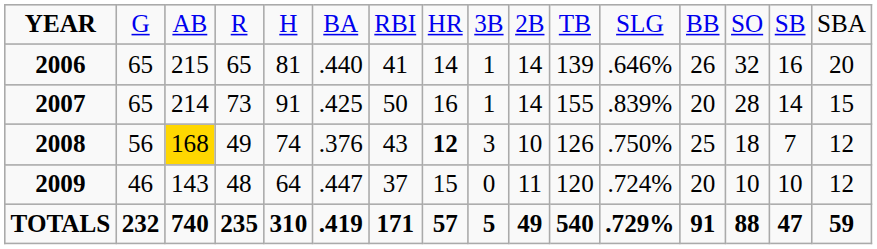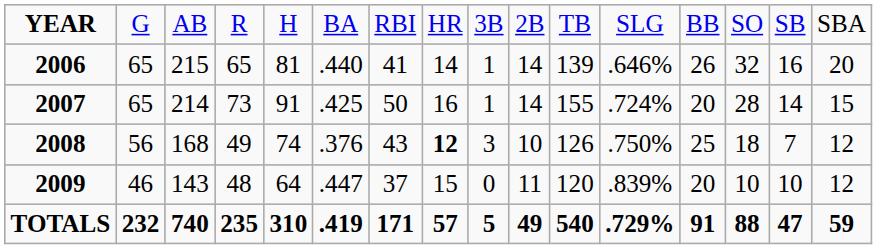(640, 104) .839% -> (640, 104) .724%
(190, 143) gold background -> (190, 143) no background
(640, 183) .724% -> (640, 183) .839%
